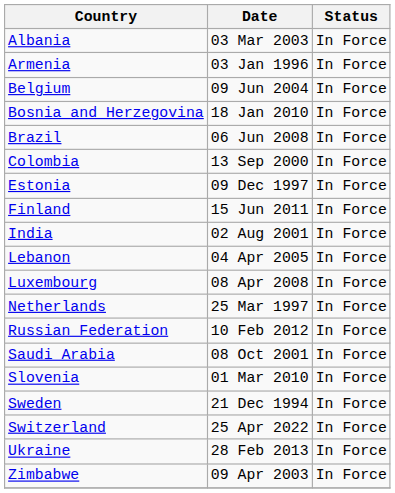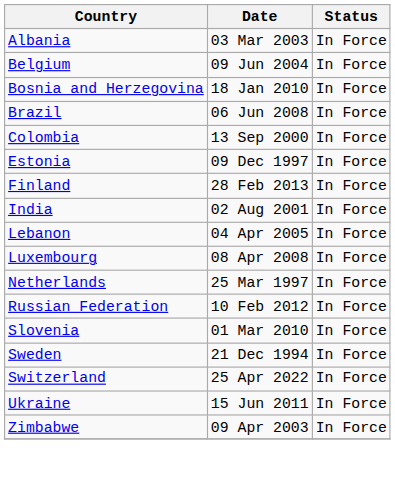- row: (39, 65)
(260, 210) 15 Jun 2011 -> (260, 186) 28 Feb 2013
- row: (61, 355)
(260, 451) 28 Feb 2013 -> (260, 403) 15 Jun 2011
